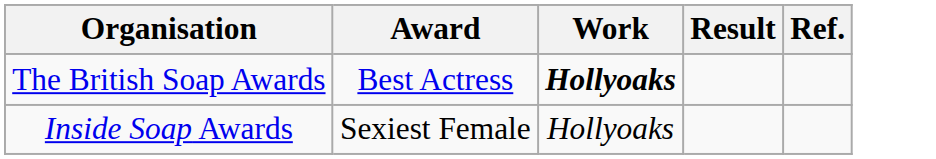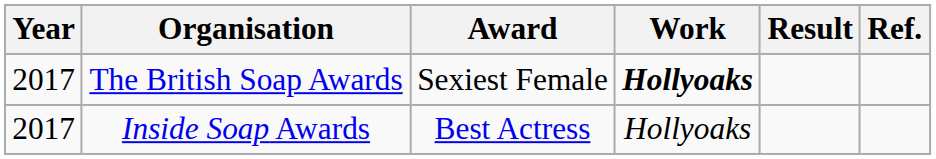+ column: (44, 29)
(435, 79) Best Actress -> (513, 79) Sexiest Female
(435, 128) Sexiest Female -> (513, 128) Best Actress
